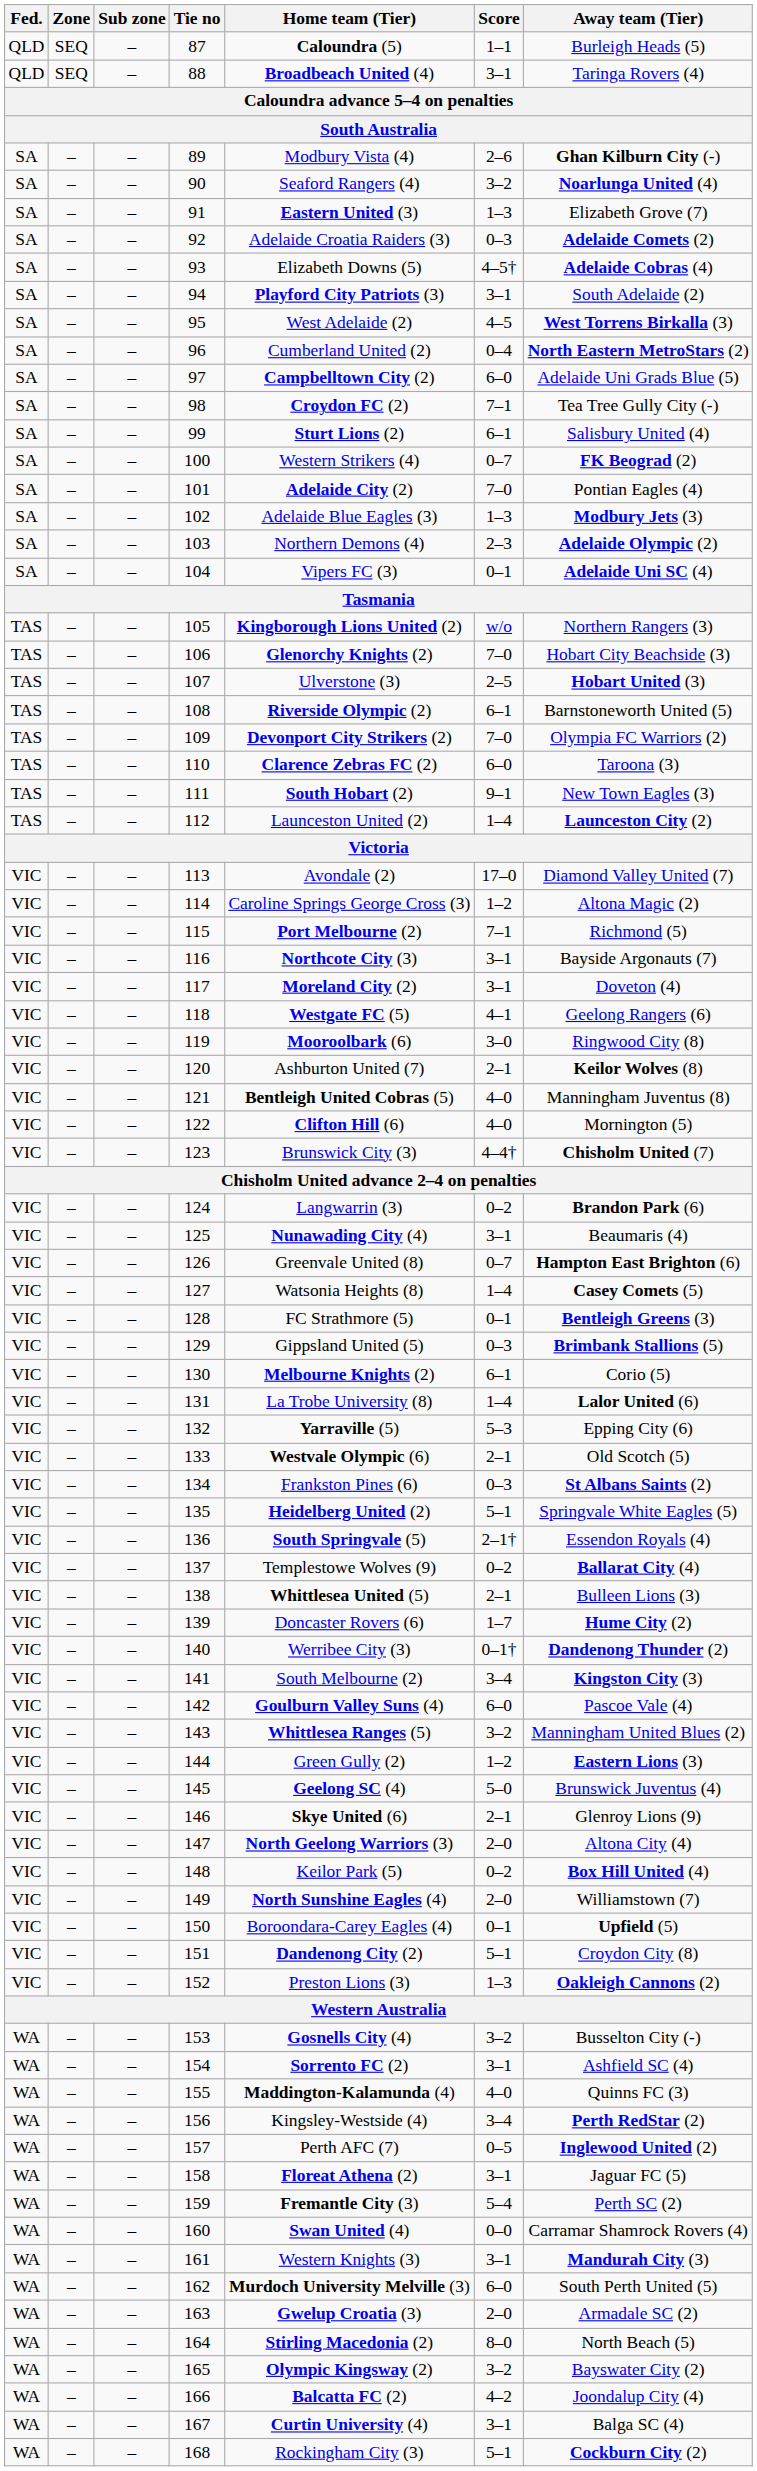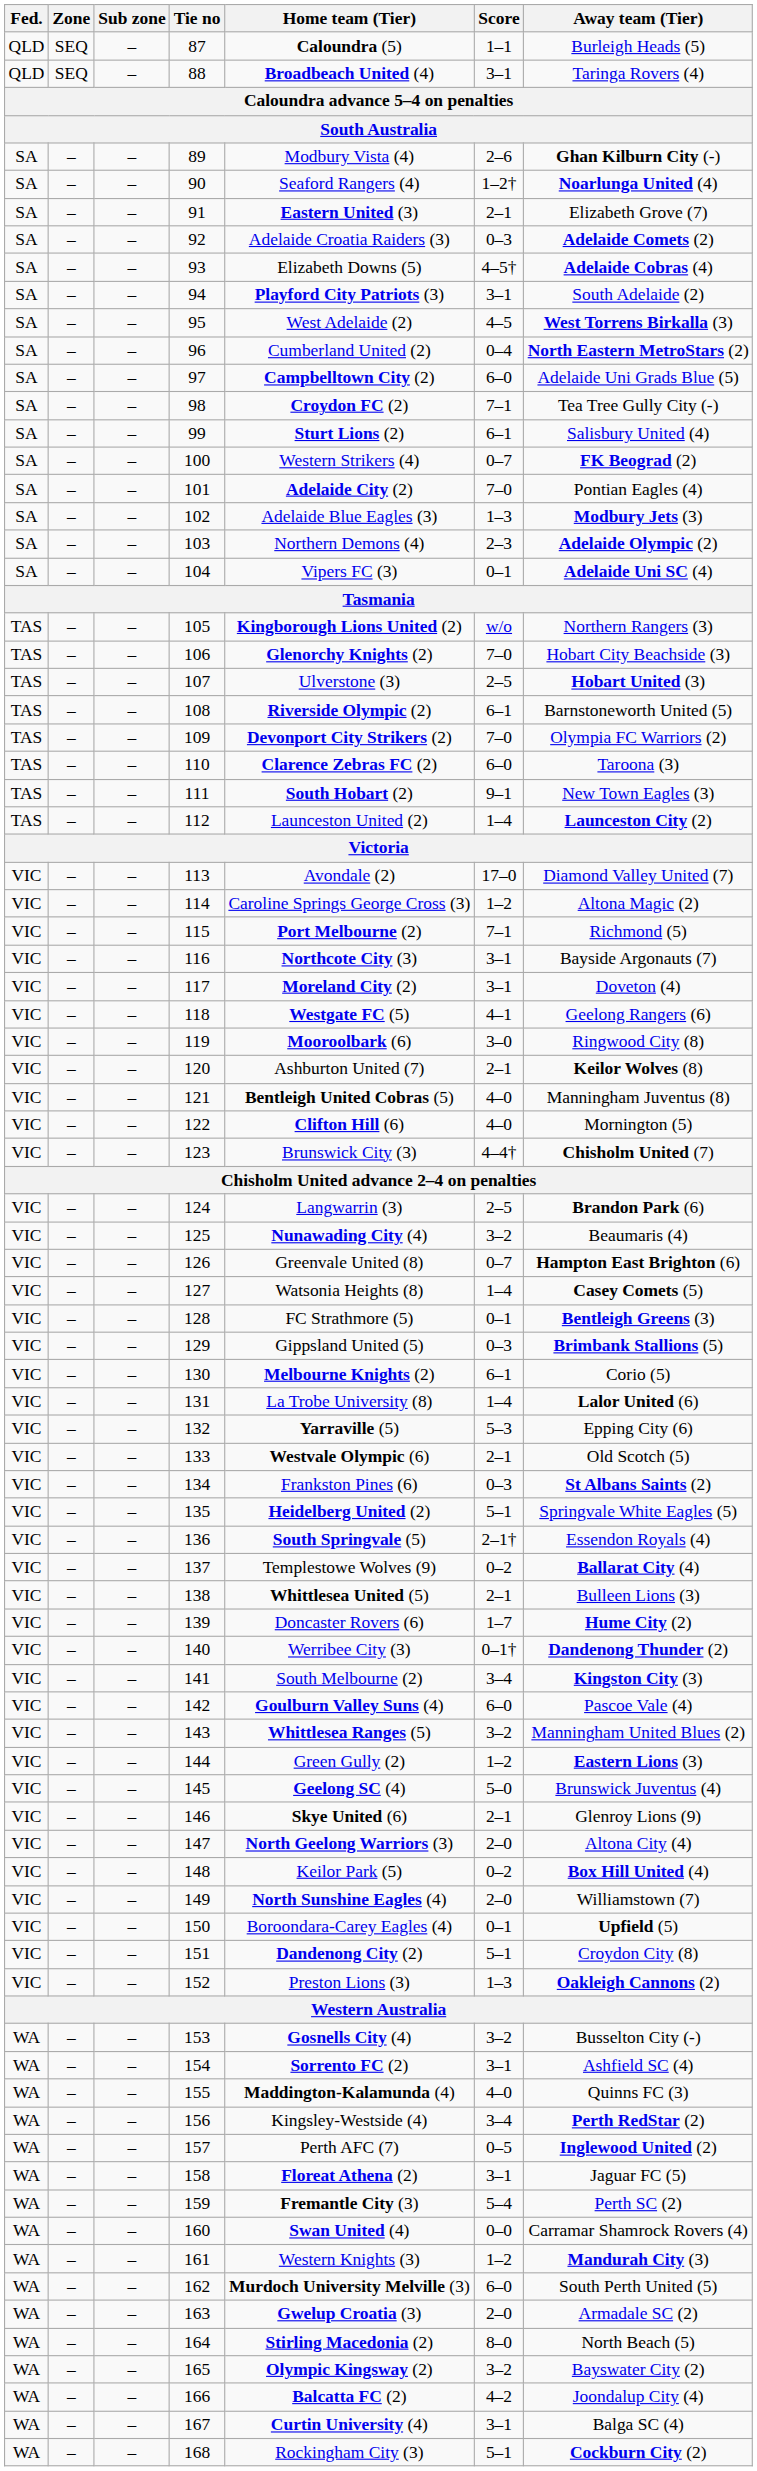(499, 184) 3–2 -> (499, 184) 1–2†
(499, 211) 1–3 -> (499, 211) 2–1
(499, 1207) 0–2 -> (499, 1207) 2–5
(499, 1235) 3–1 -> (499, 1235) 3–2
(499, 2258) 3–1 -> (499, 2258) 1–2
